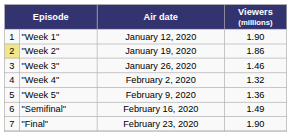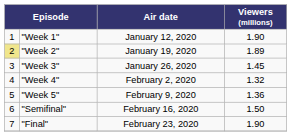(255, 51) 1.86 -> (255, 51) 1.89
(255, 66) 1.46 -> (255, 66) 1.45
(255, 110) 1.49 -> (255, 110) 1.50
